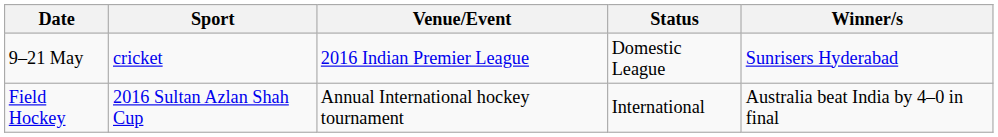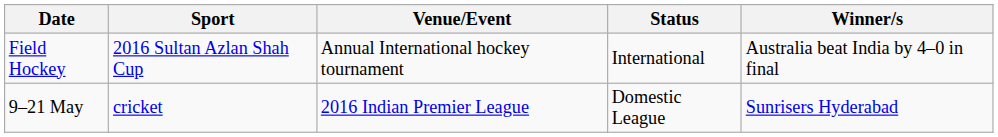rows swapped: (37, 107) <-> (46, 58)
